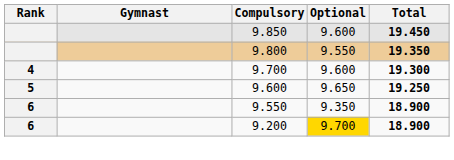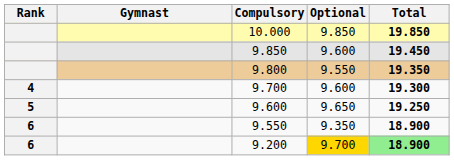+ row: (270, 33)
(409, 127) no background -> (409, 145) lightgreen background
